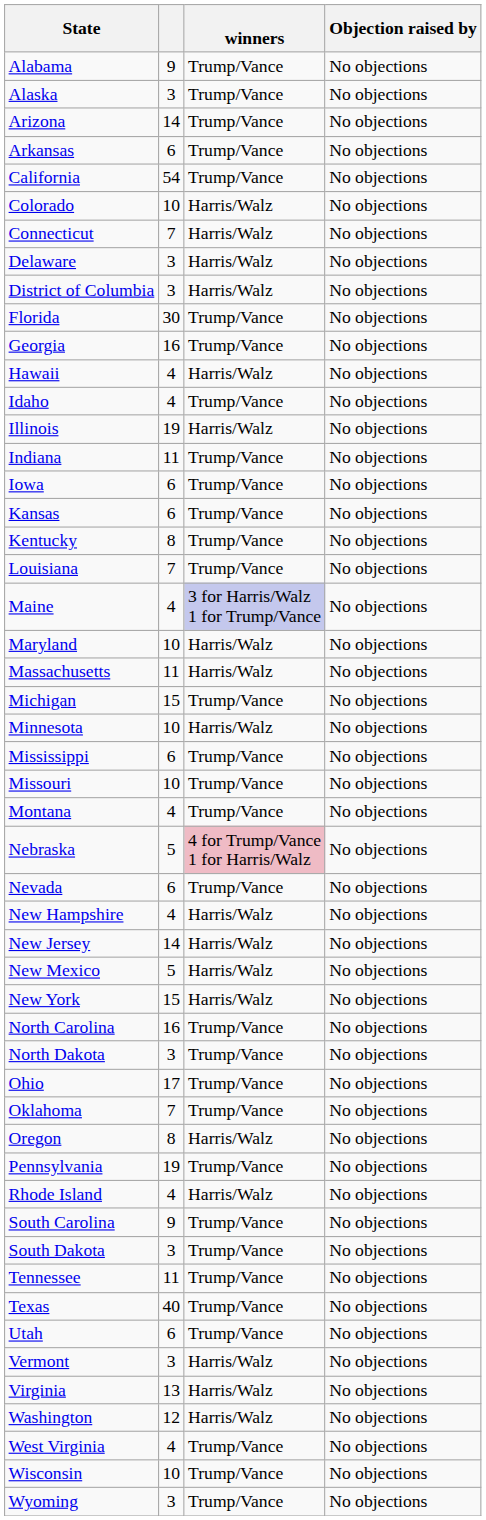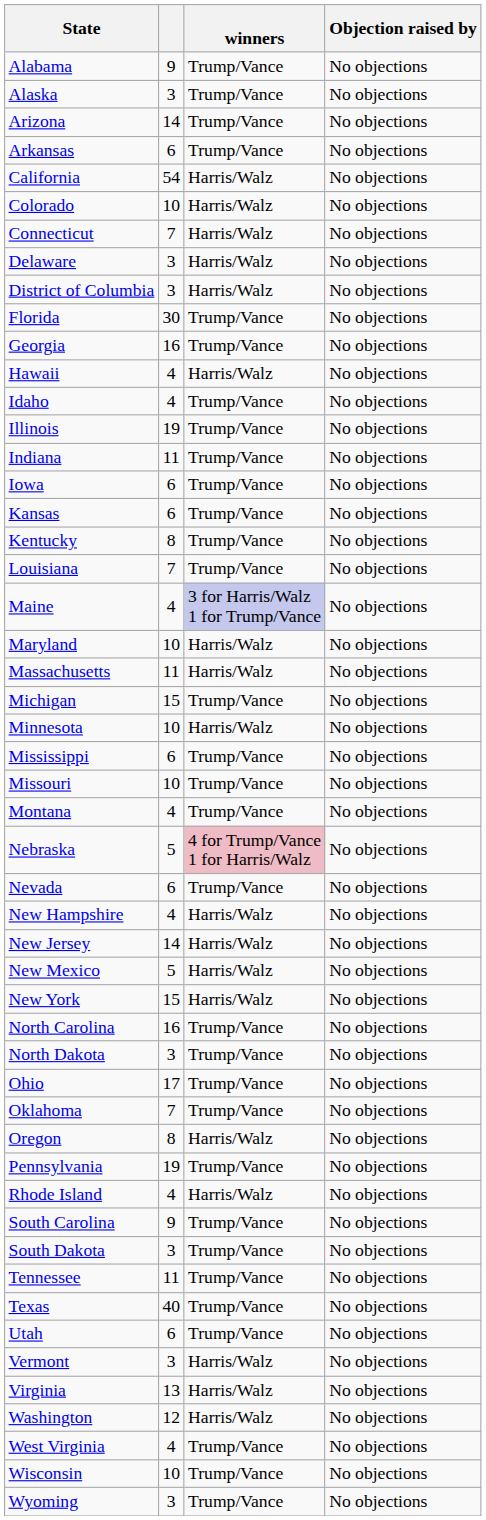(236, 177) Trump/Vance -> (230, 177) Harris/Walz
(230, 429) Harris/Walz -> (236, 429) Trump/Vance
